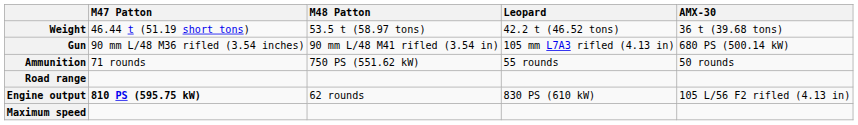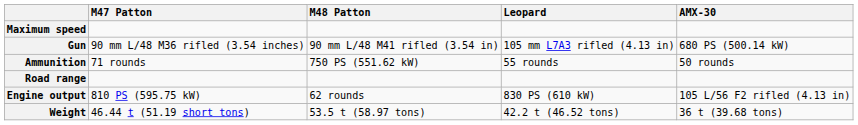rows swapped: (68, 29) <-> (46, 112)
(146, 95) bold -> (146, 95) normal
